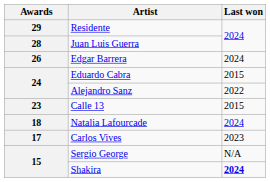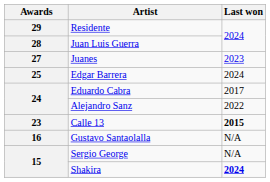+ row: (84, 59)
(36, 59) 26 -> (36, 75) 25
(234, 75) 2015 -> (234, 91) 2017
(234, 106) normal -> (234, 122) bold
- row: (109, 122)
- row: (96, 138)
+ row: (110, 138)
